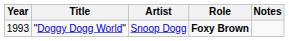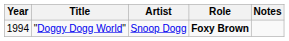(18, 28) 1993 -> (18, 28) 1994
